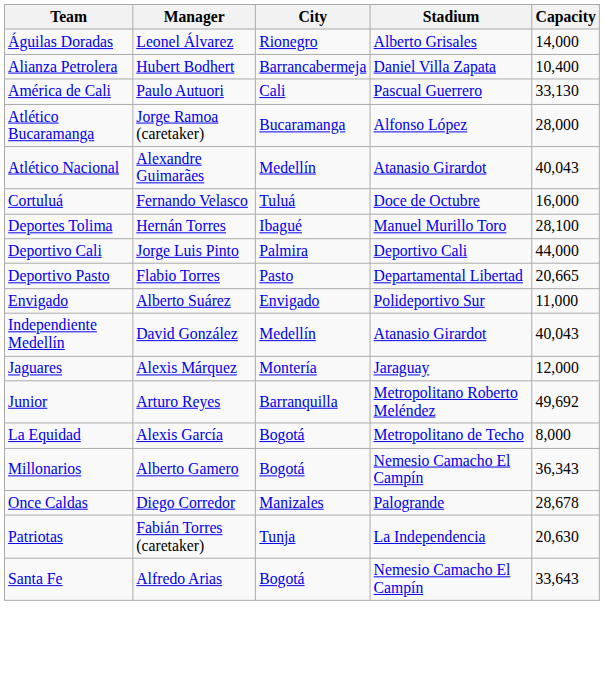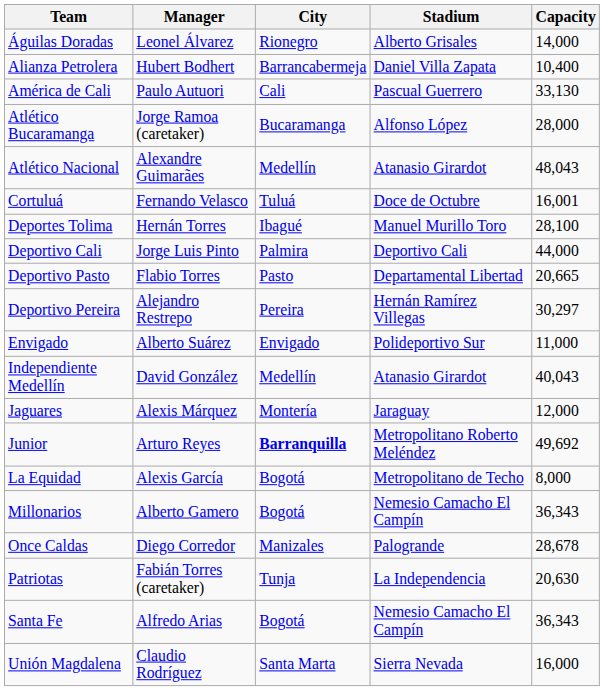(557, 167) 40,043 -> (557, 167) 48,043
(557, 201) 16,000 -> (557, 201) 16,001
+ row: (64, 309)
(298, 401) normal -> (303, 444) bold
(557, 579) 33,643 -> (557, 621) 36,343
+ row: (64, 664)
